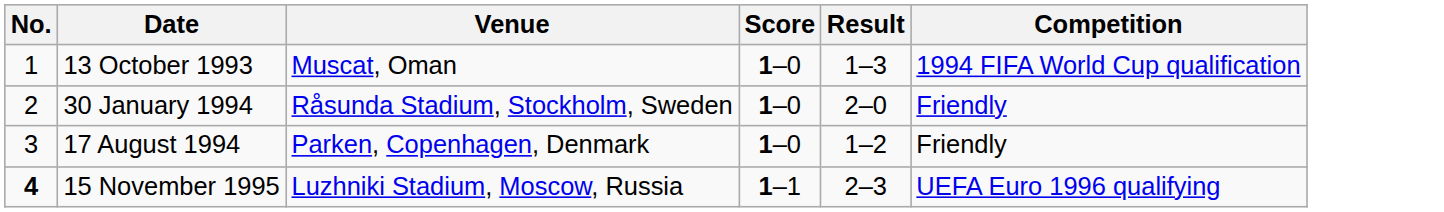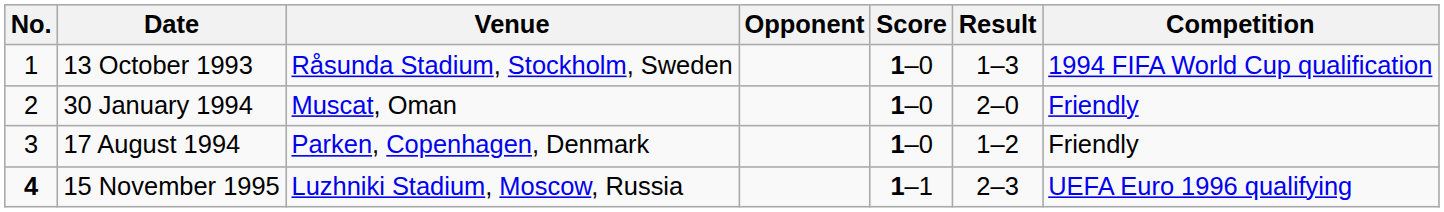+ column: (805, 24)
(374, 65) Muscat, Oman -> (512, 65) Råsunda Stadium, Stockholm, Sweden
(512, 105) Råsunda Stadium, Stockholm, Sweden -> (374, 105) Muscat, Oman
